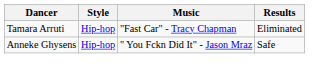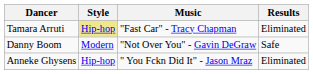(98, 28) no background -> (98, 28) khaki background
+ row: (34, 45)
(266, 45) Safe -> (283, 61) Eliminated
